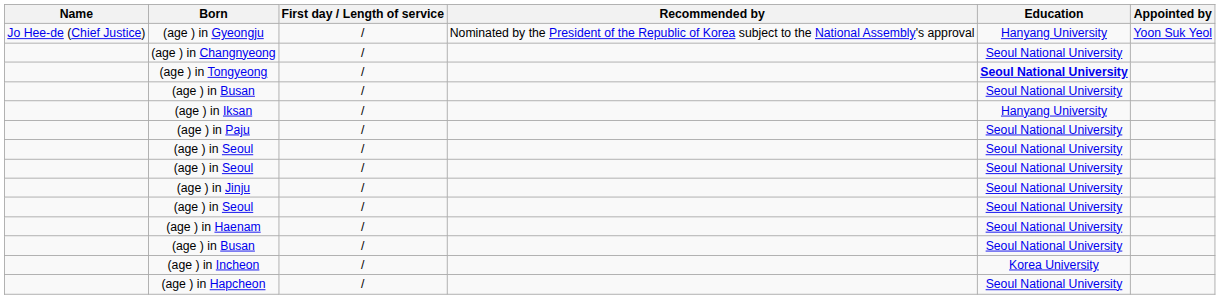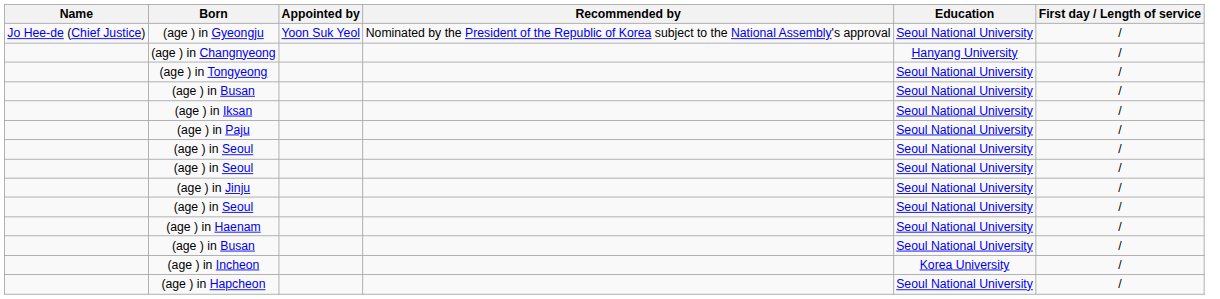columns swapped: (1173, 14) <-> (363, 14)
(1054, 33) Hanyang University -> (965, 33) Seoul National University
(1054, 52) Seoul National University -> (965, 52) Hanyang University
(1054, 72) bold -> (965, 72) normal
(1054, 110) Hanyang University -> (965, 110) Seoul National University
